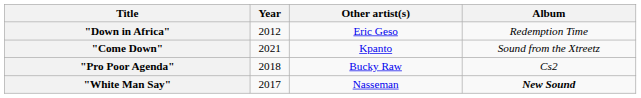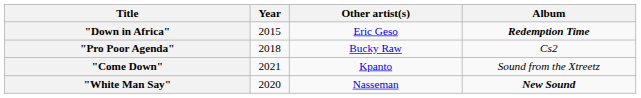(270, 31) 2012 -> (270, 31) 2015
(549, 31) normal -> (549, 31) bold
rows swapped: (127, 66) <-> (127, 48)
(270, 84) 2017 -> (270, 84) 2020
